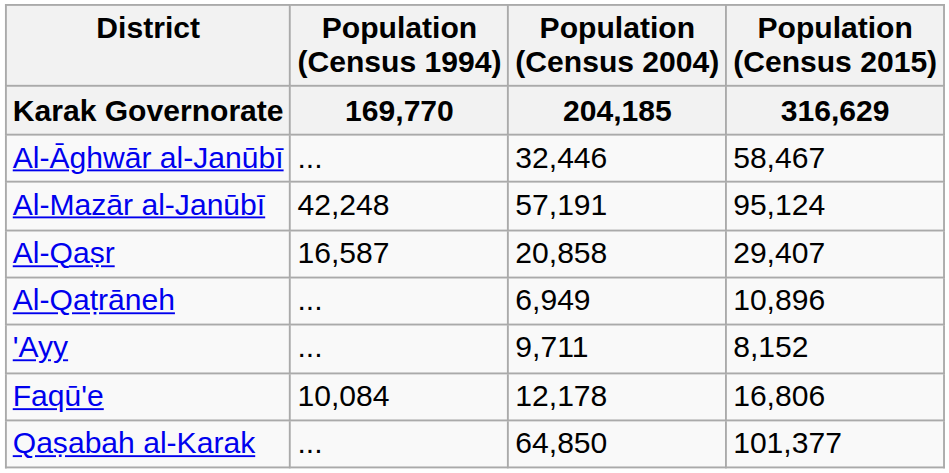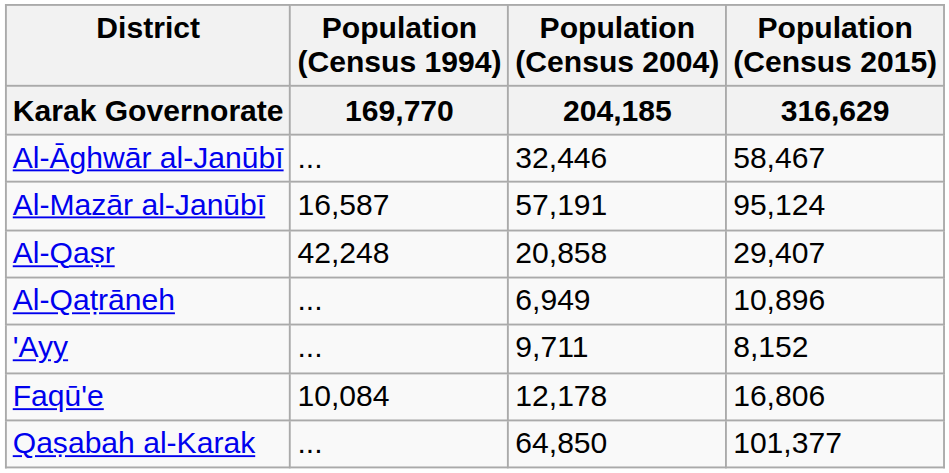(343, 205) 42,248 -> (343, 205) 16,587
(343, 253) 16,587 -> (343, 253) 42,248
